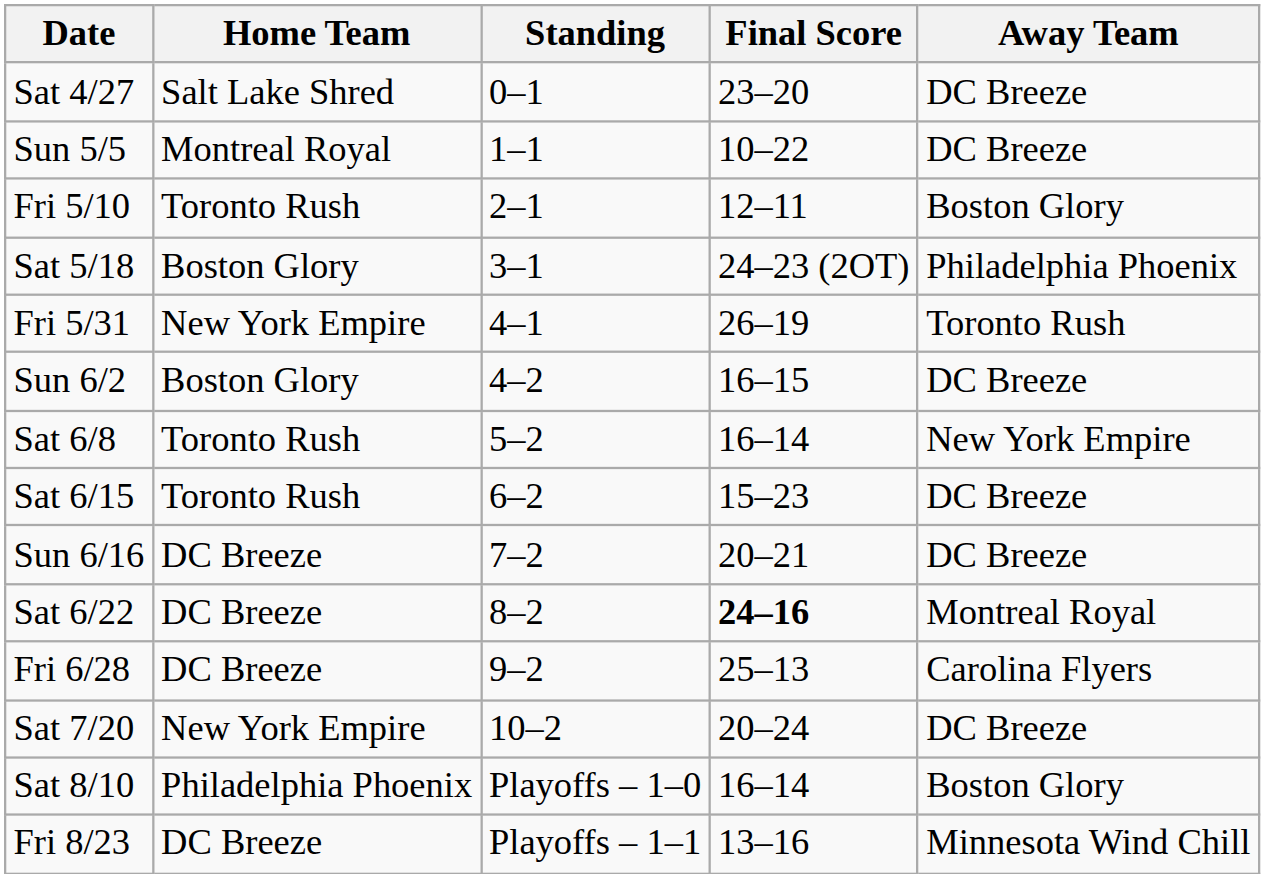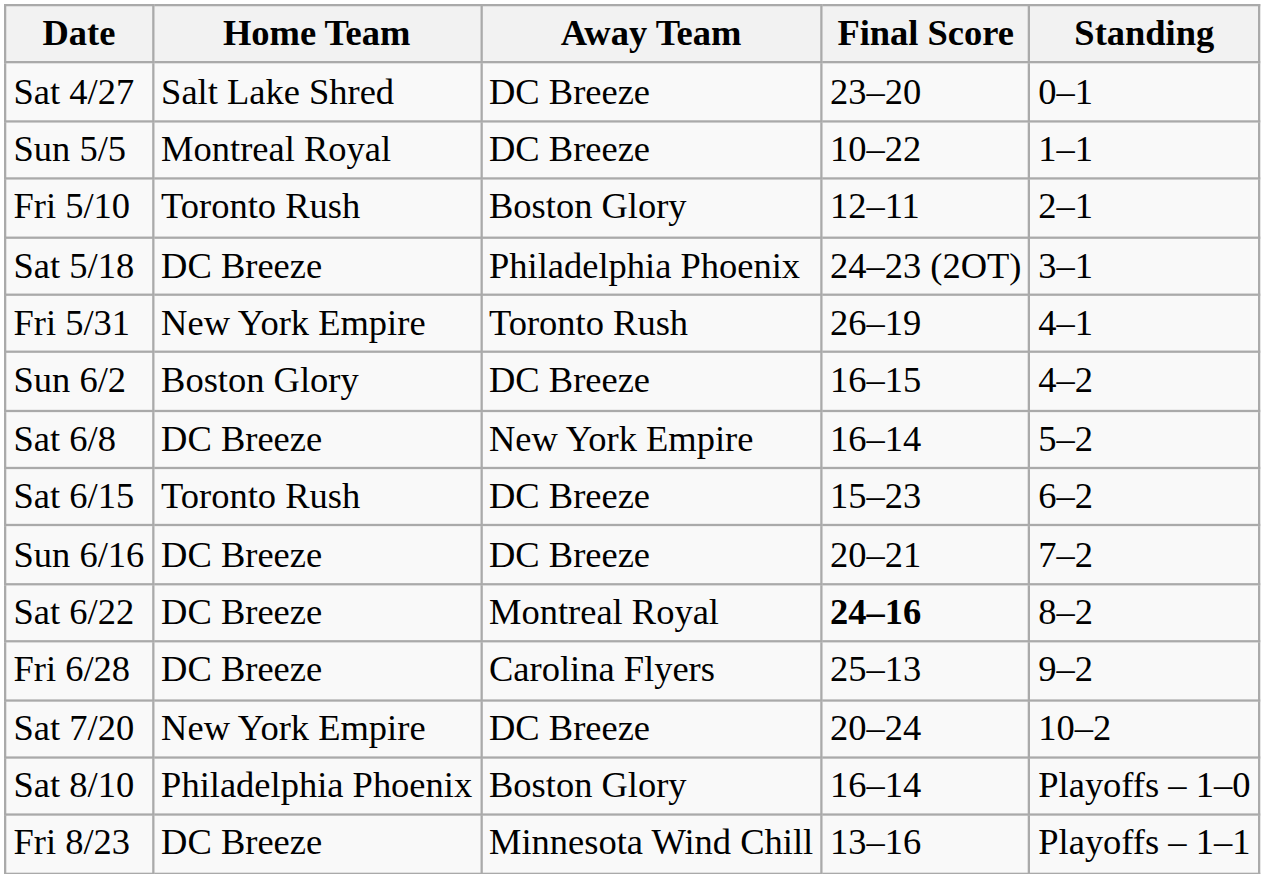columns swapped: (1088, 33) <-> (595, 33)
(260, 264) Boston Glory -> (242, 264) DC Breeze
(261, 438) Toronto Rush -> (242, 438) DC Breeze
